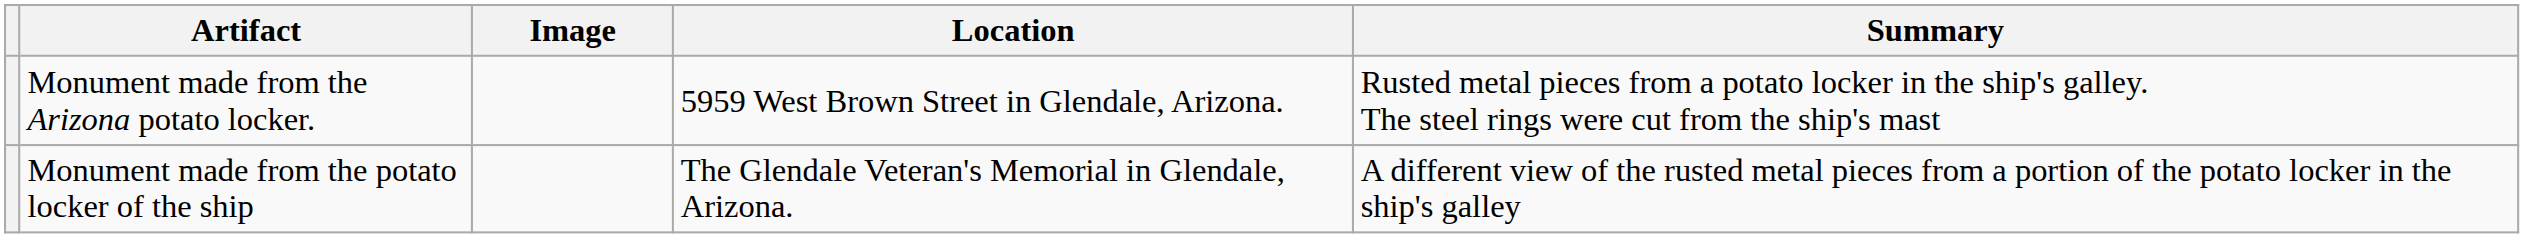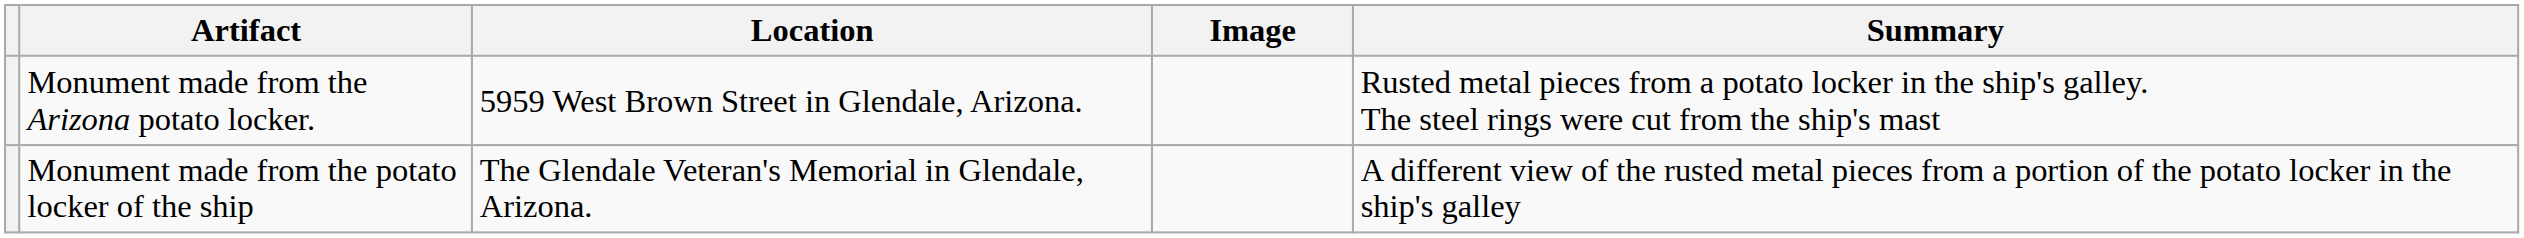columns swapped: (573, 30) <-> (1013, 30)
